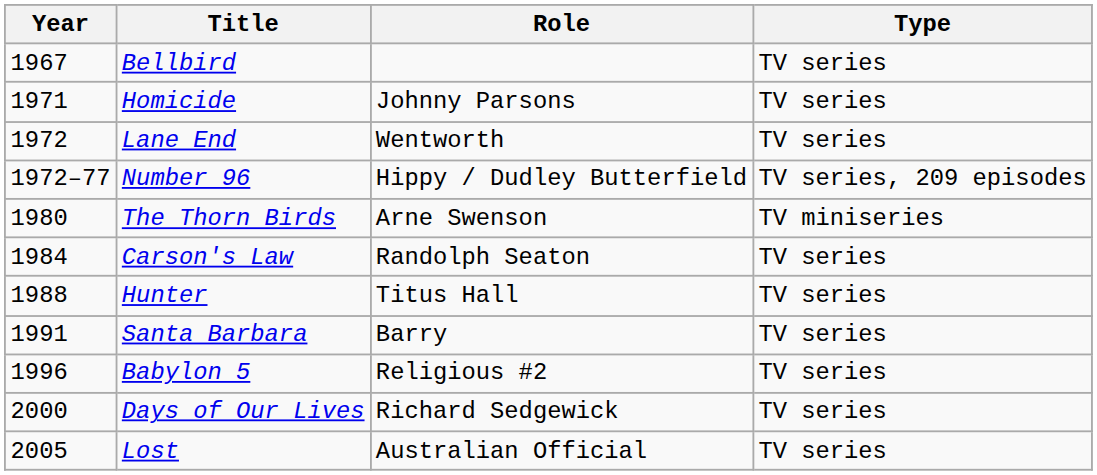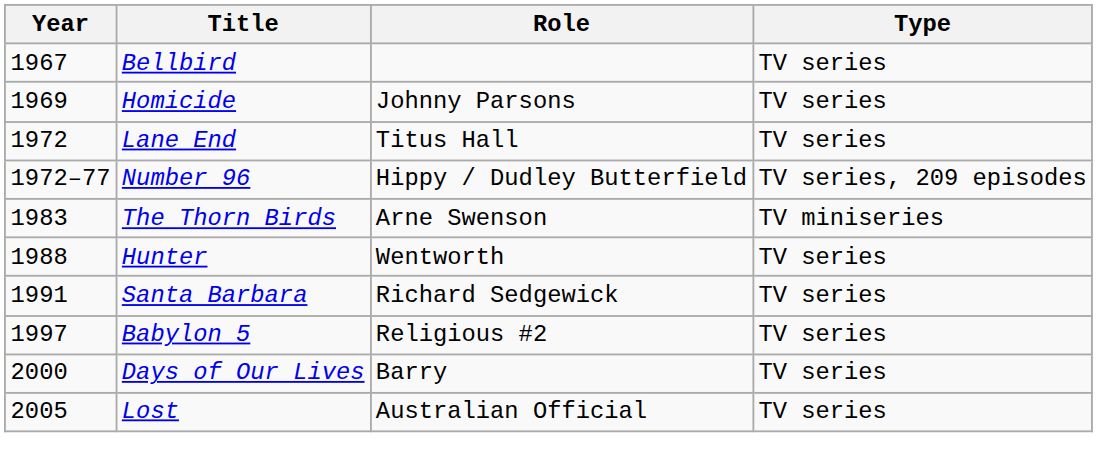(39, 102) 1971 -> (39, 102) 1969
(440, 141) Wentworth -> (447, 141) Titus Hall
(39, 218) 1980 -> (39, 218) 1983
- row: (208, 257)
(447, 296) Titus Hall -> (440, 257) Wentworth
(412, 334) Barry -> (497, 296) Richard Sedgewick
(39, 373) 1996 -> (39, 334) 1997
(497, 412) Richard Sedgewick -> (412, 373) Barry
